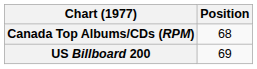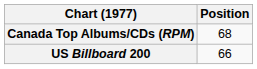(225, 53) 69 -> (225, 53) 66
